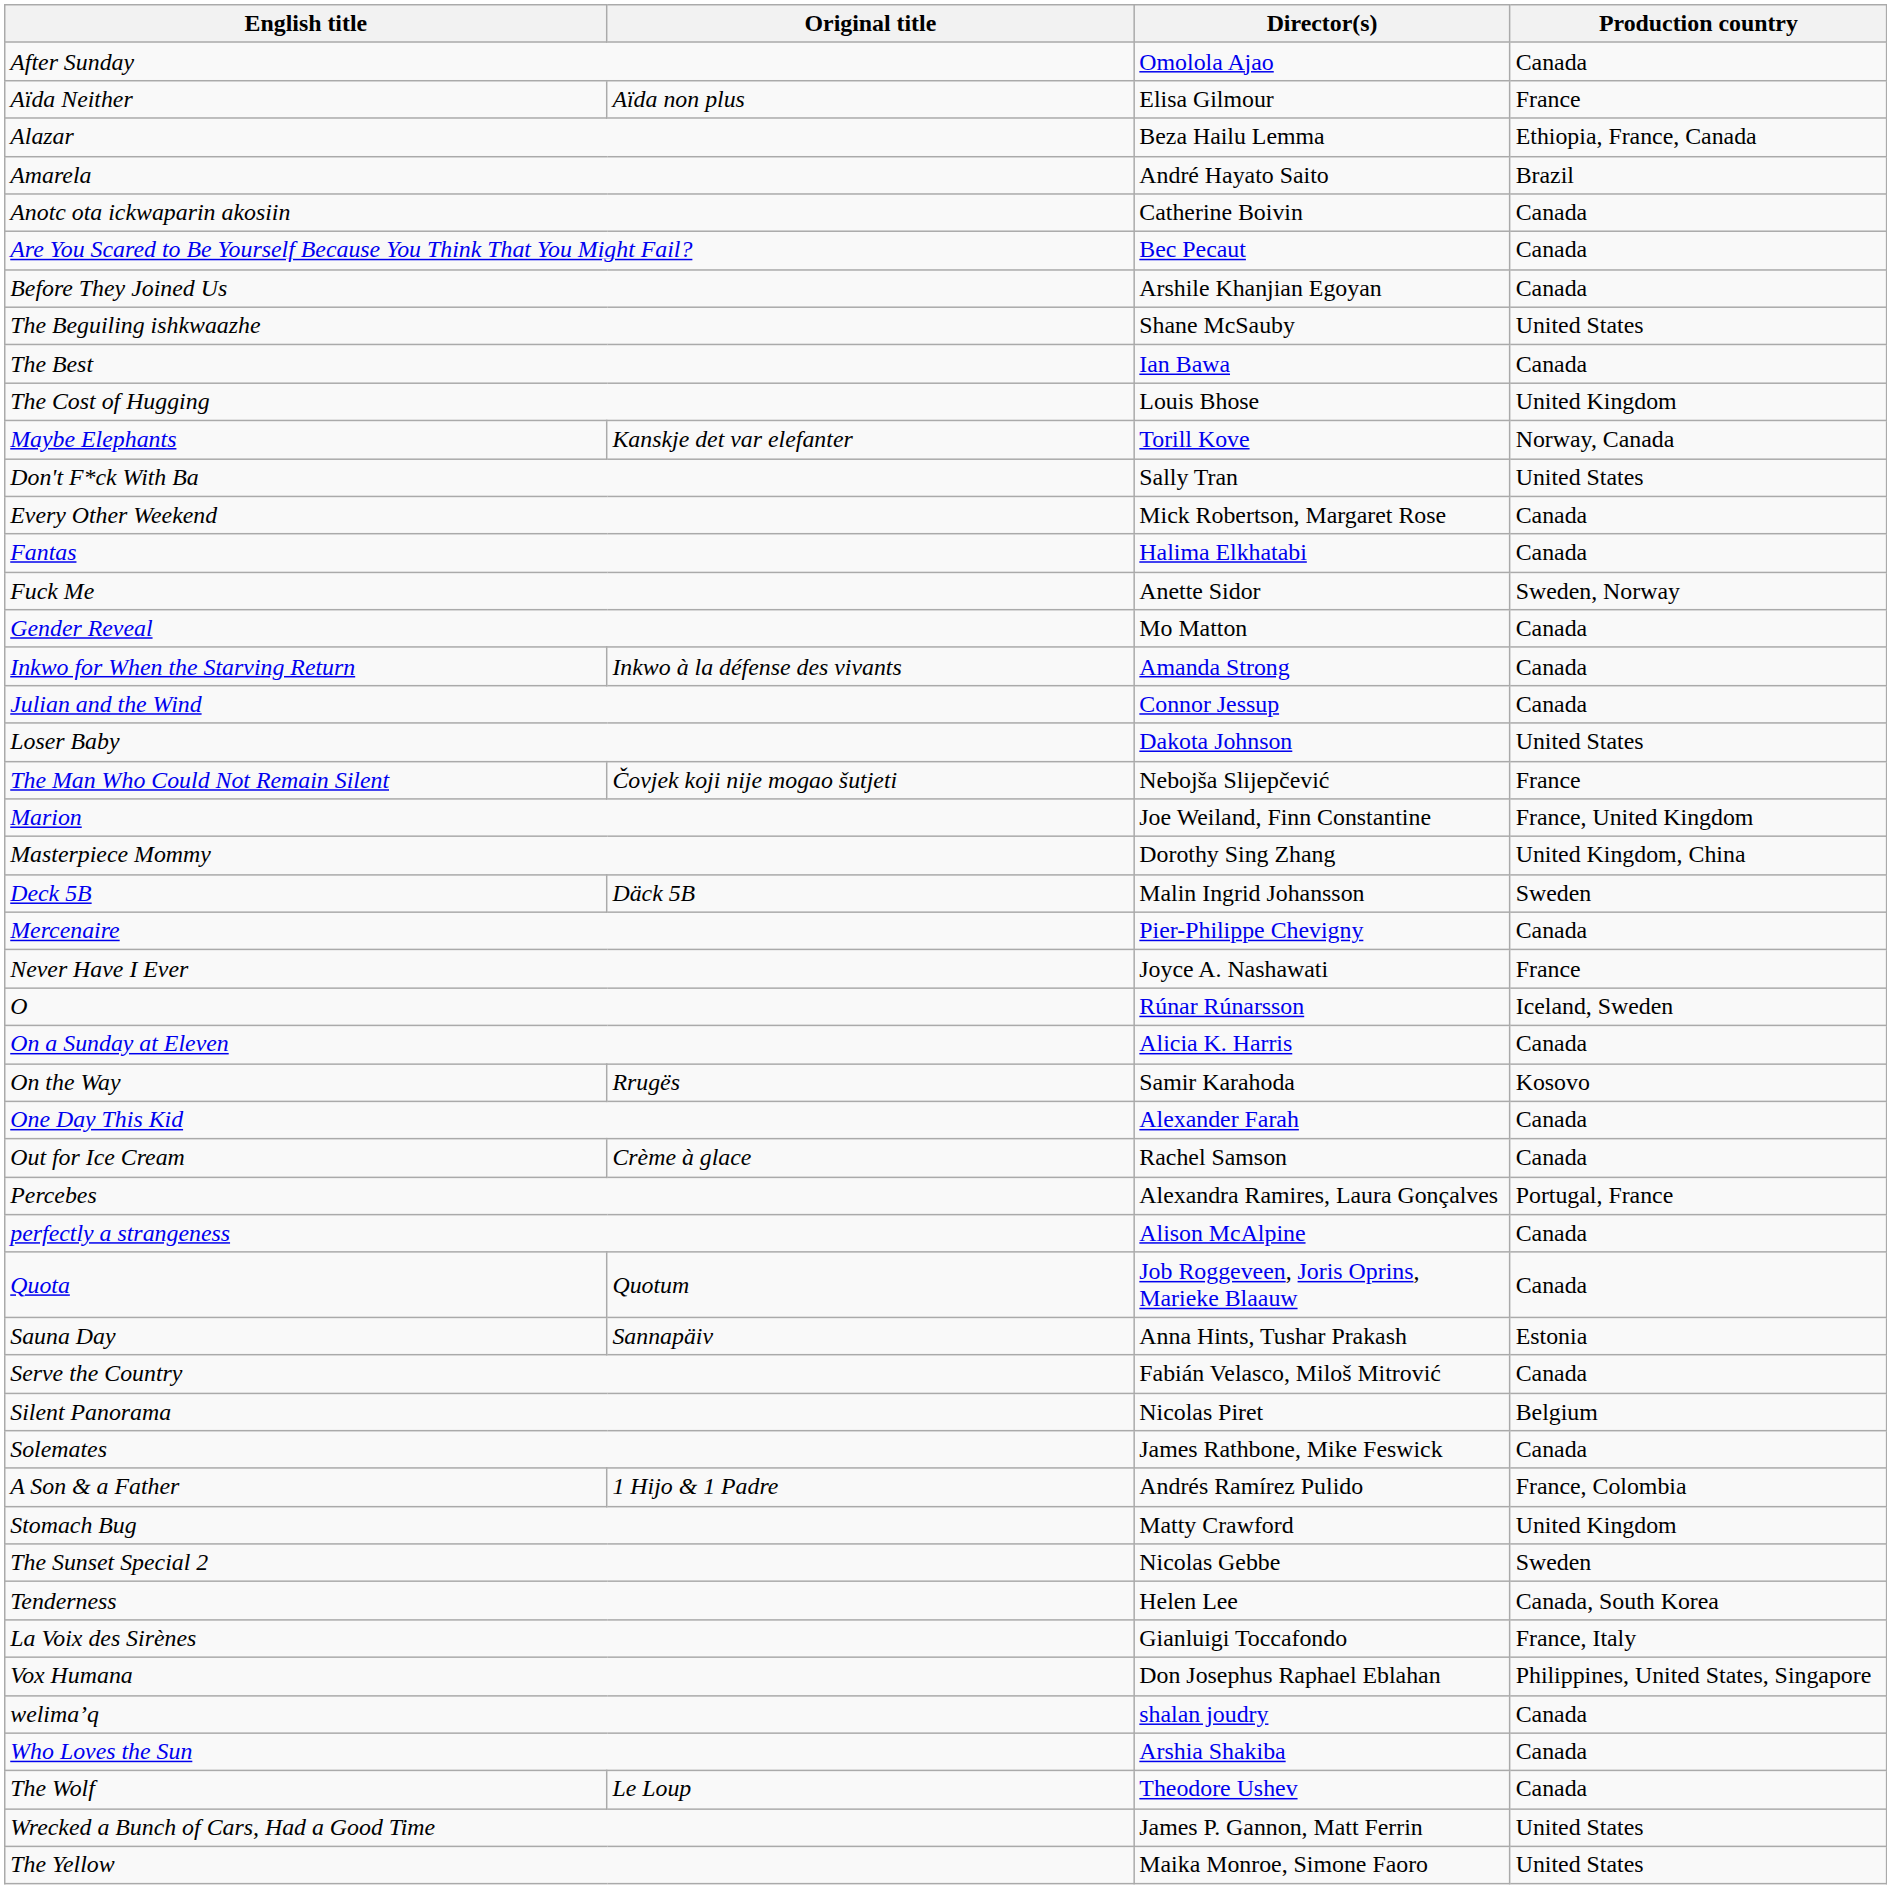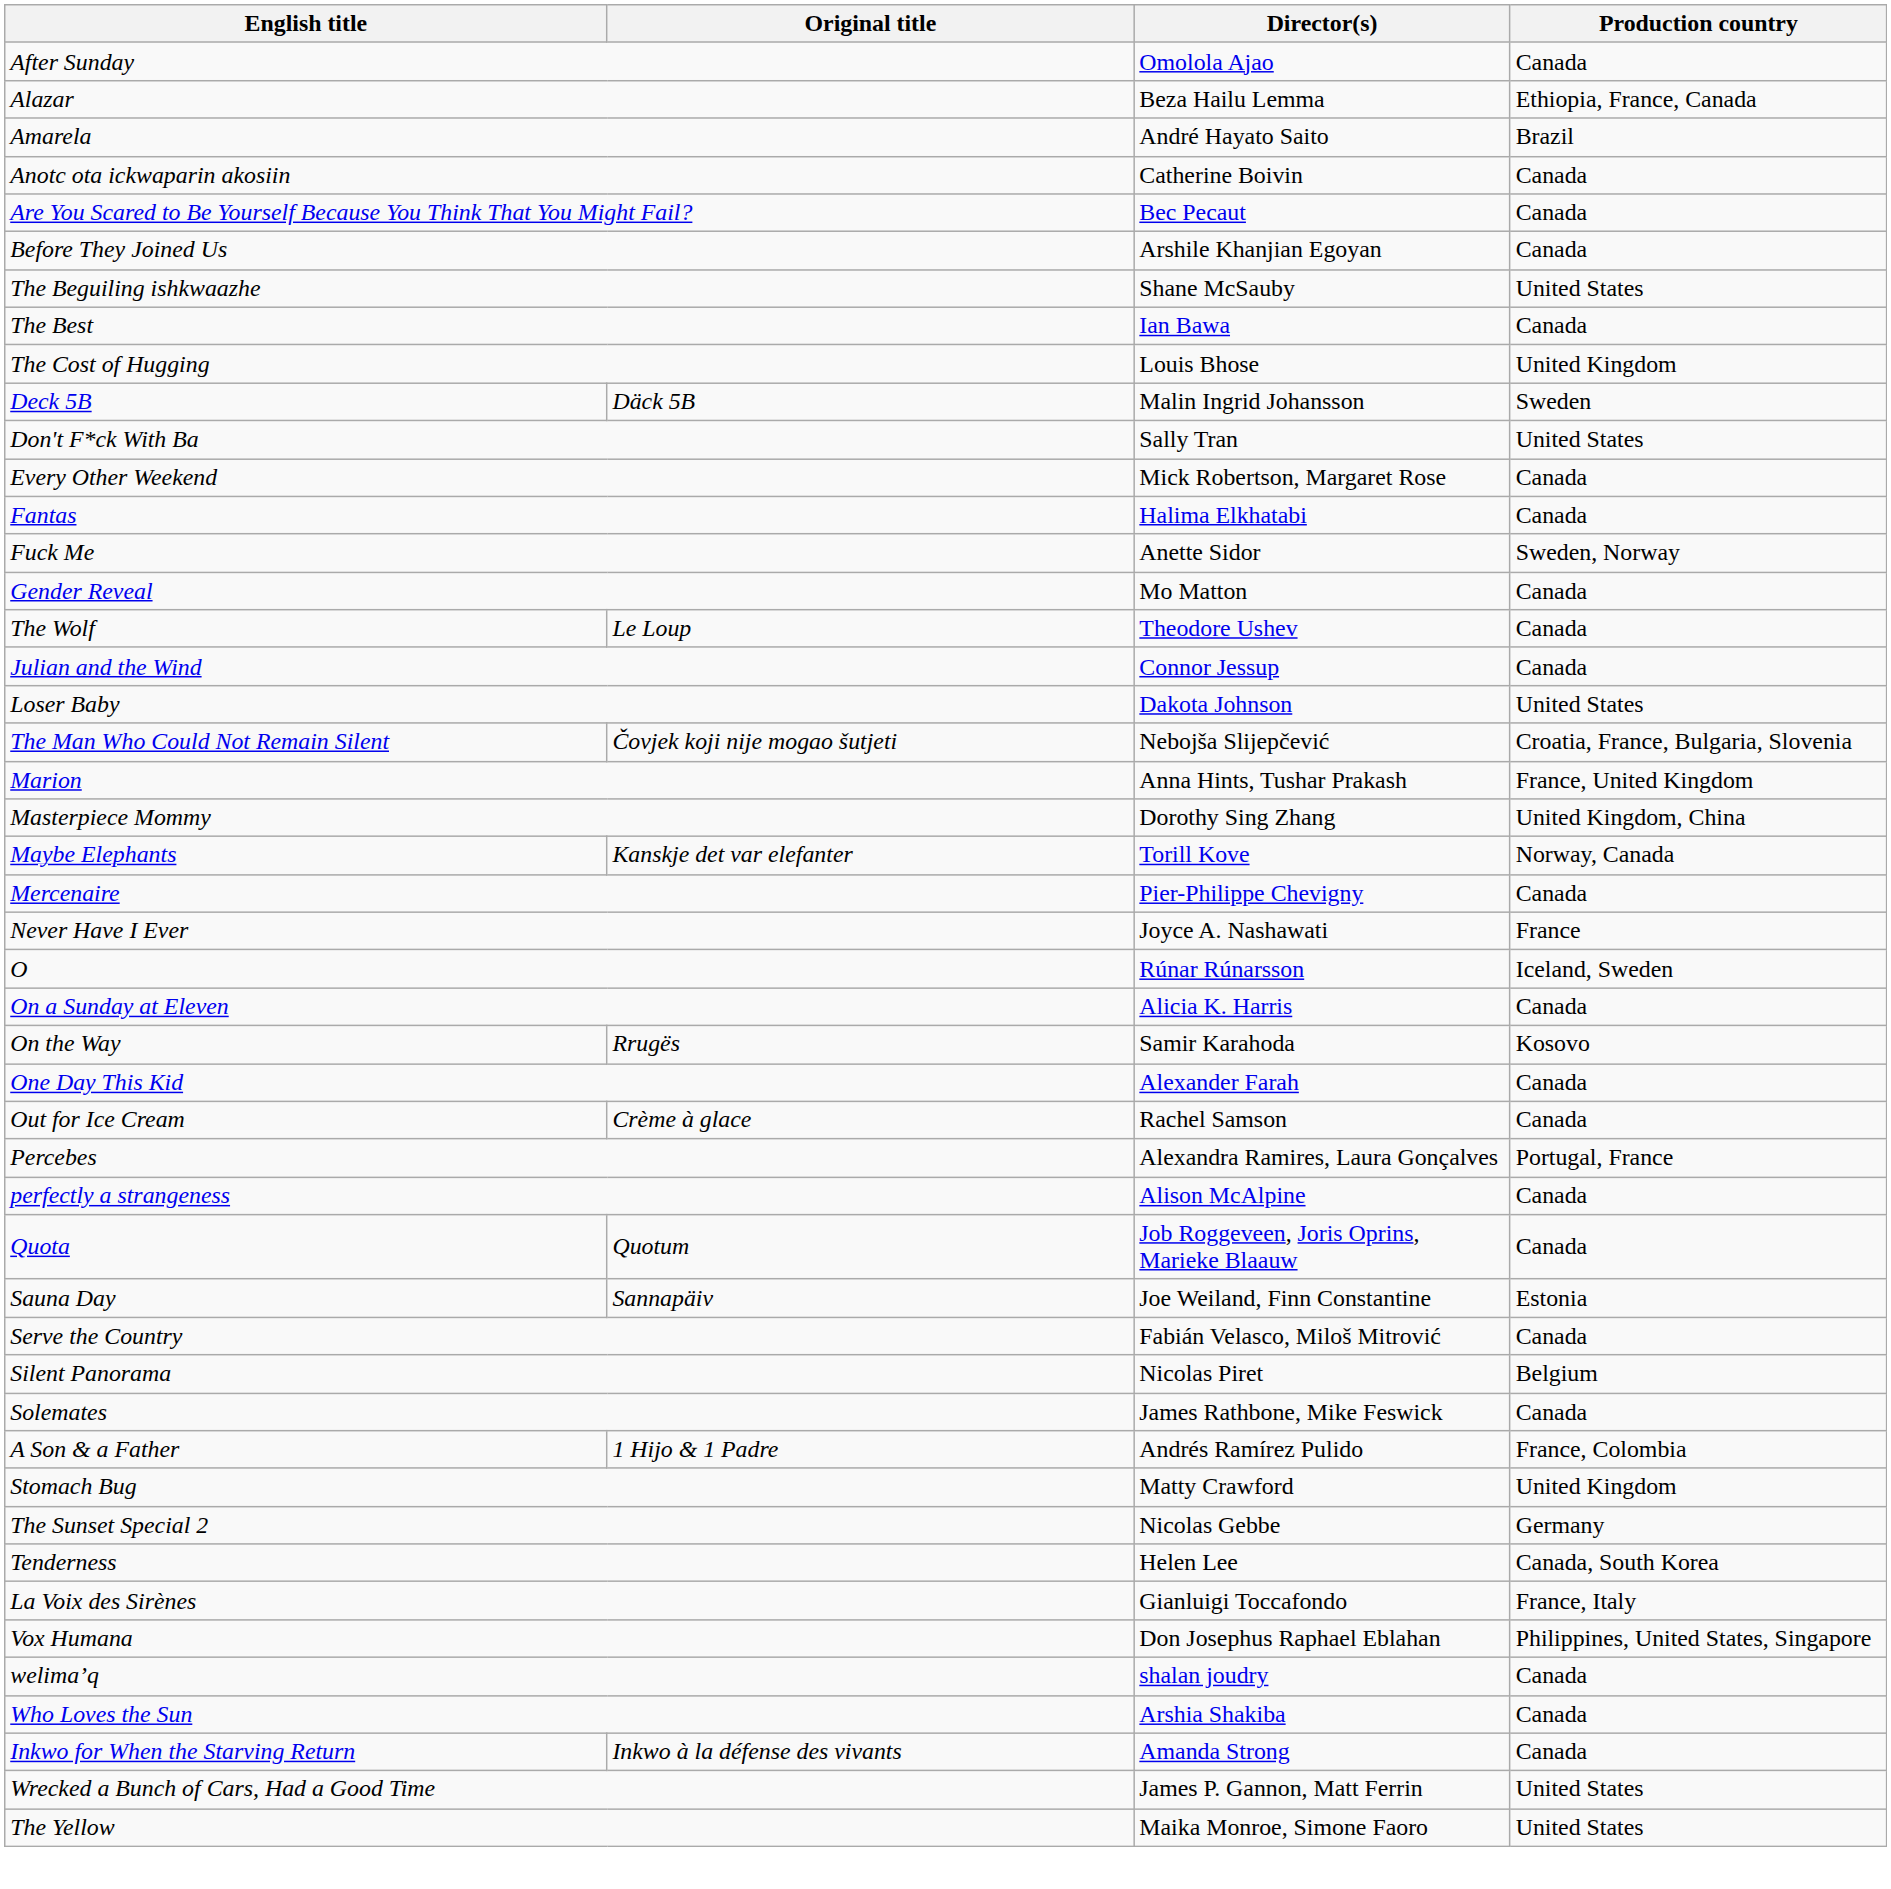- row: (71, 99)
rows swapped: (51, 893) <-> (93, 439)
rows swapped: (183, 666) <-> (53, 1789)
(1548, 779) France -> (1684, 741) Croatia, France, Bulgaria, Slovenia
(1285, 817) Joe Weiland, Finn Constantine -> (1273, 779) Anna Hints, Tushar Prakash
(1273, 1335) Anna Hints, Tushar Prakash -> (1285, 1297) Joe Weiland, Finn Constantine
(1553, 1562) Sweden -> (1560, 1524) Germany
